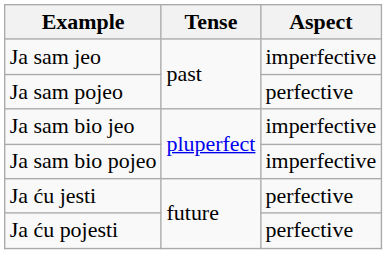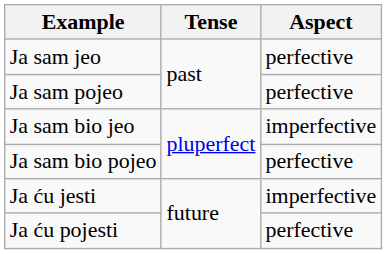(321, 56) imperfective -> (309, 56) perfective
(321, 160) imperfective -> (309, 160) perfective
(309, 195) perfective -> (321, 195) imperfective
